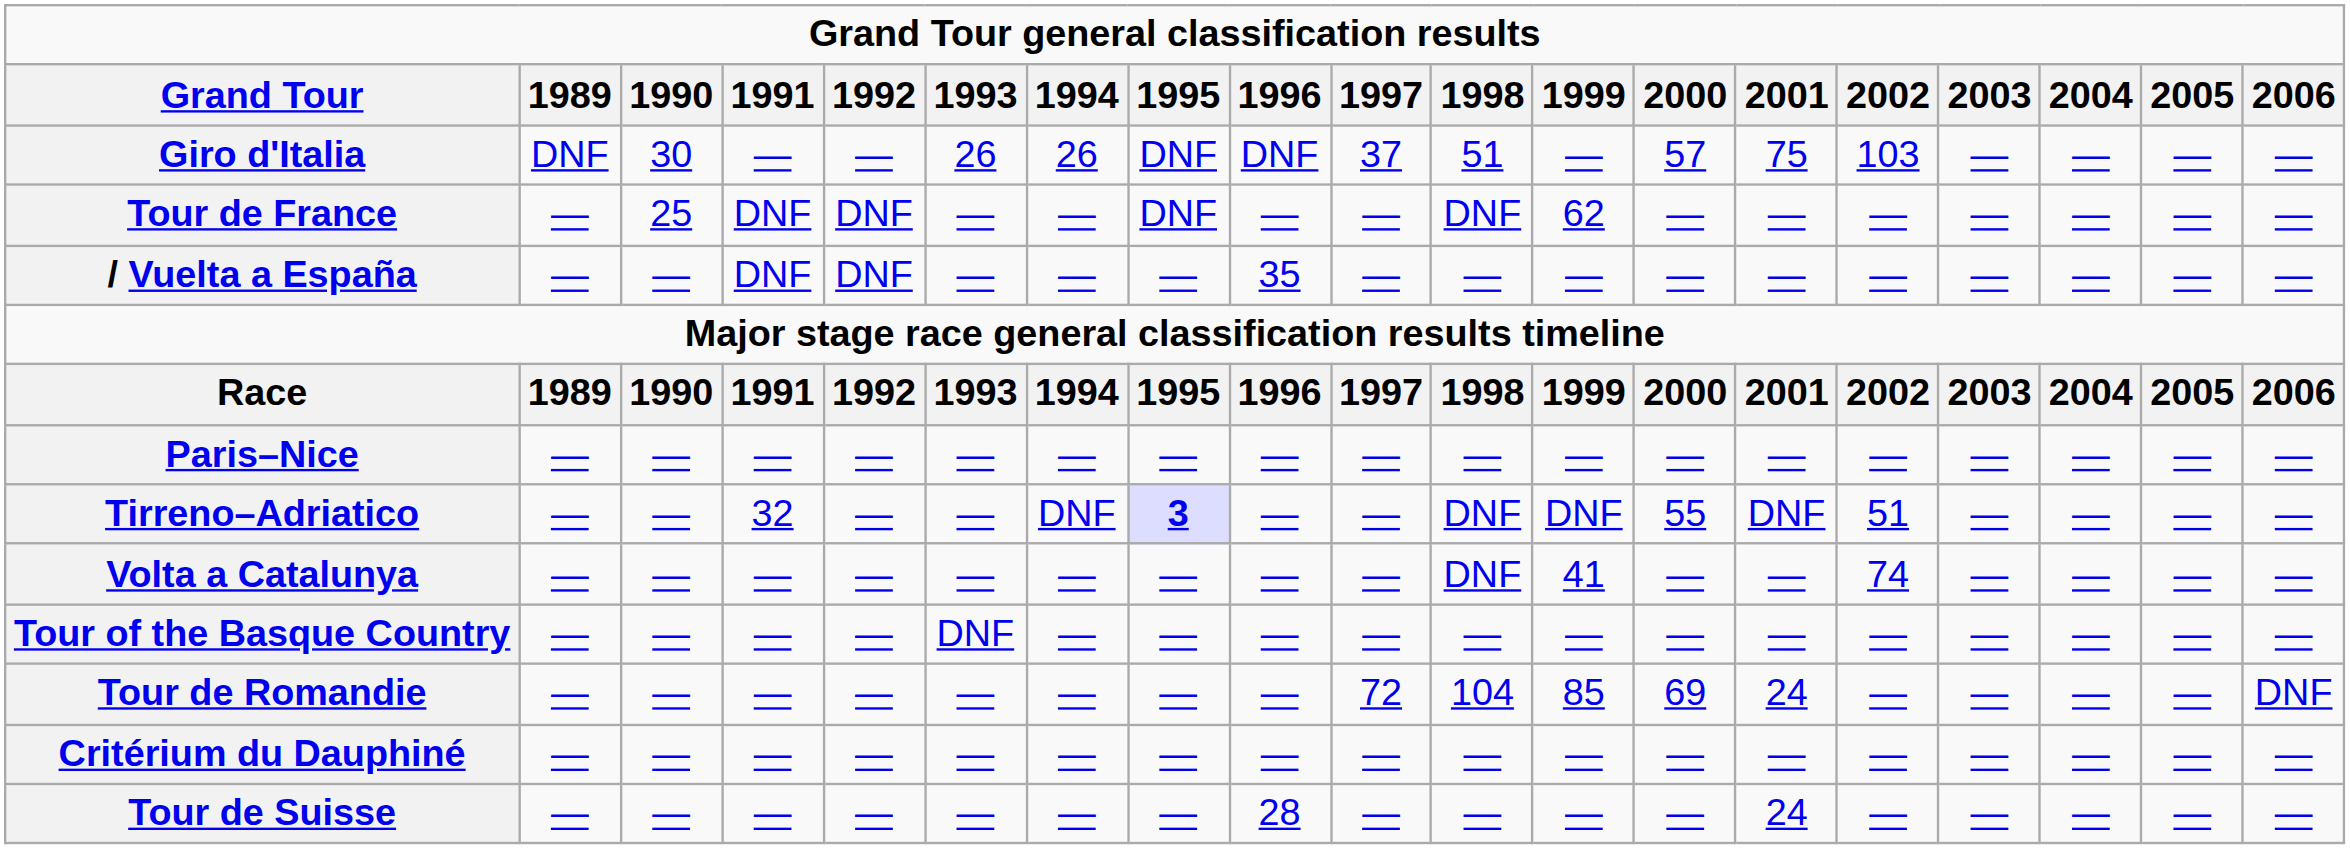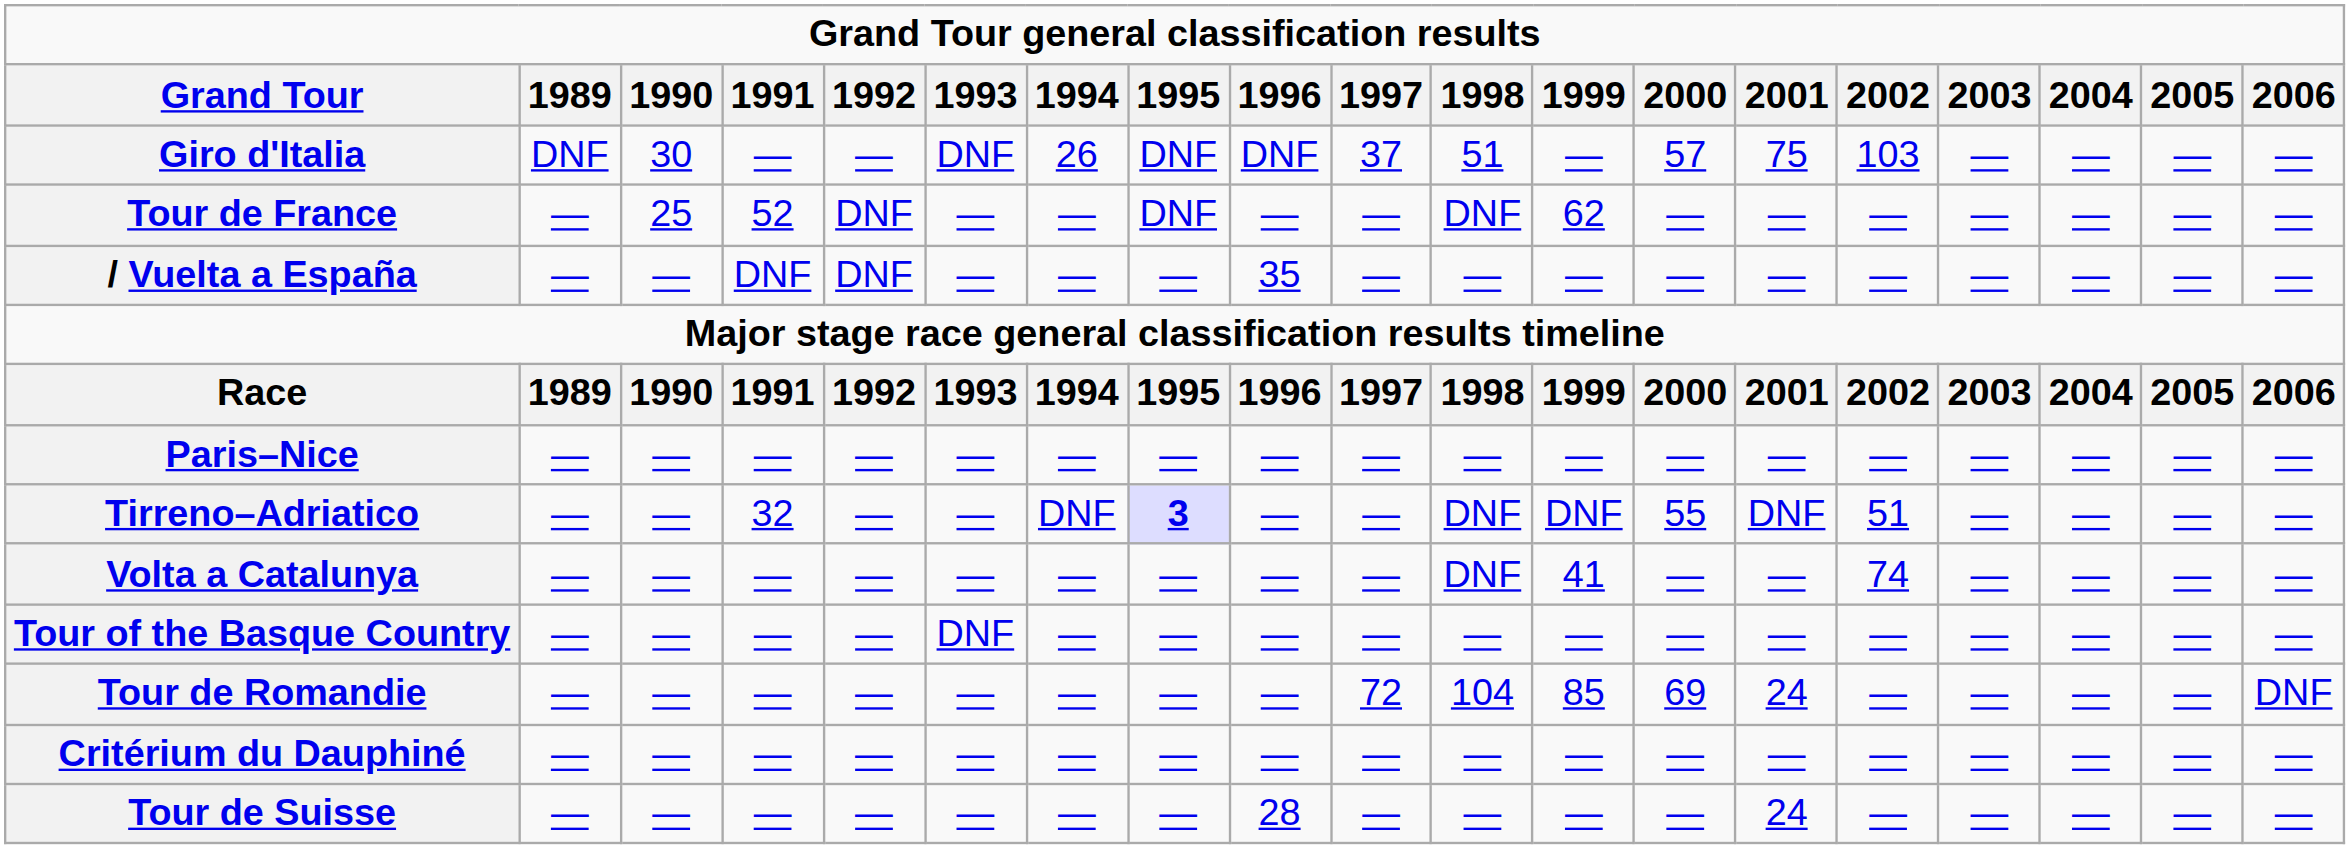(975, 154) 26 -> (975, 154) DNF
(773, 214) DNF -> (773, 214) 52
